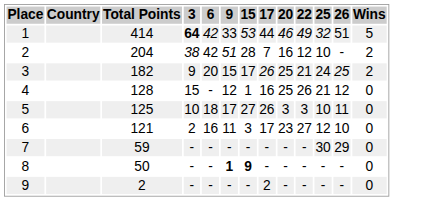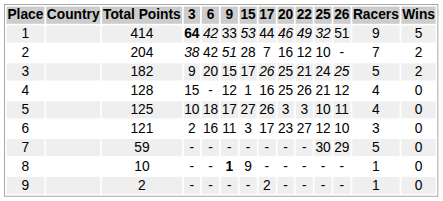+ column: (376, 15)
(142, 166) 50 -> (142, 166) 10
(248, 166) bold -> (248, 166) normal
